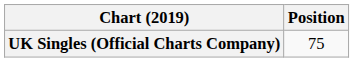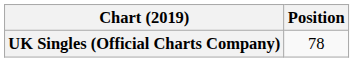(316, 43) 75 -> (316, 43) 78
